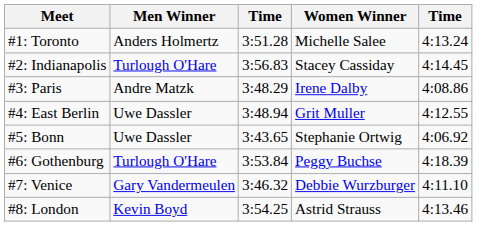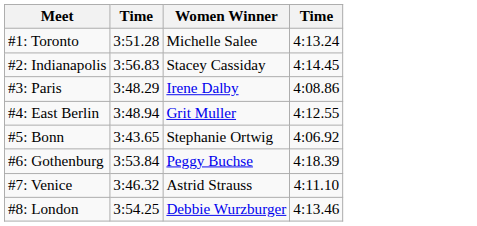- column: (174, 16)
(355, 185) Debbie Wurzburger -> (209, 185) Astrid Strauss
(338, 209) Astrid Strauss -> (226, 209) Debbie Wurzburger
